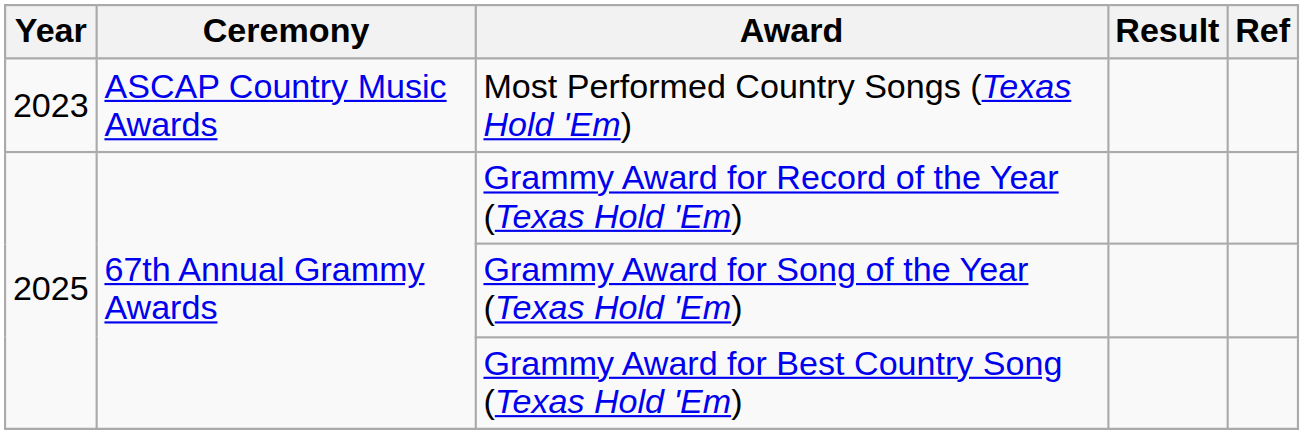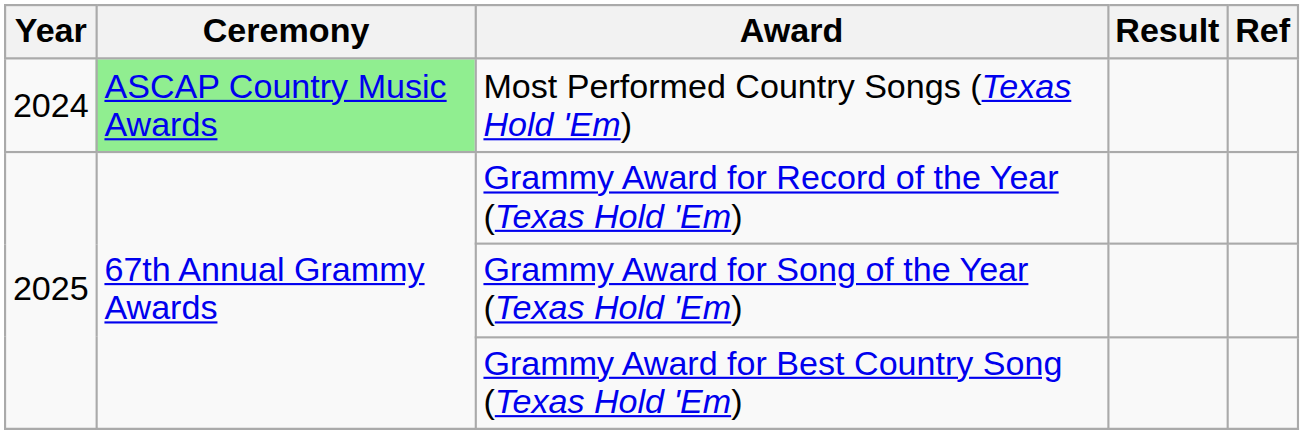(51, 104) 2023 -> (51, 104) 2024
(276, 104) no background -> (276, 104) lightgreen background
